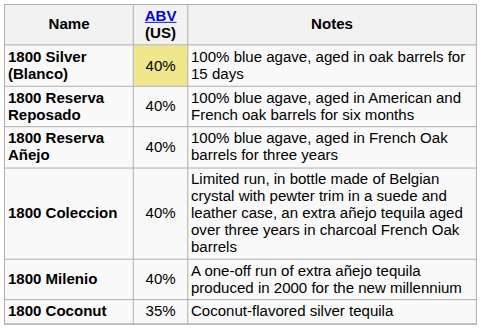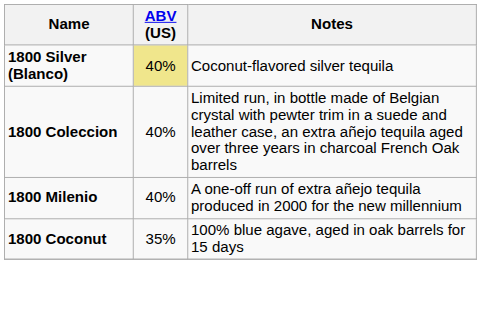(328, 65) 100% blue agave, aged in oak barrels for 15 days -> (292, 65) Coconut-flavored silver tequila
- row: (56, 106)
- row: (56, 147)
(292, 311) Coconut-flavored silver tequila -> (328, 238) 100% blue agave, aged in oak barrels for 15 days
